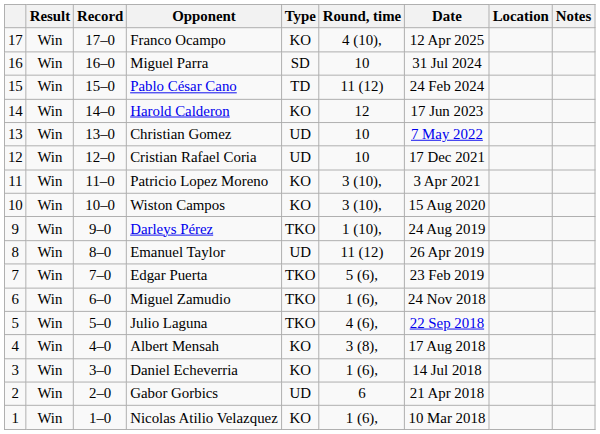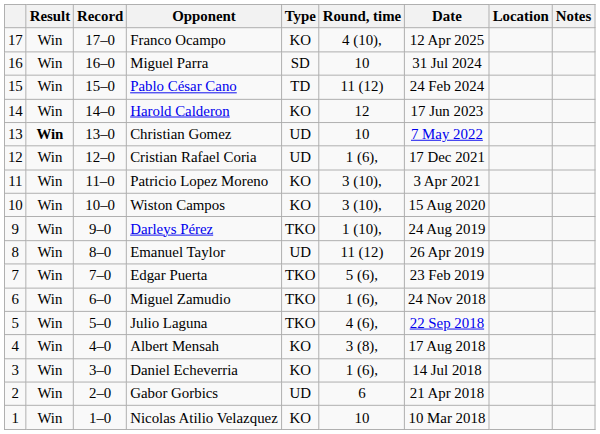(50, 134) normal -> (50, 134) bold
(362, 157) 10 -> (362, 157) 1 (6),
(362, 417) 1 (6), -> (362, 417) 10
